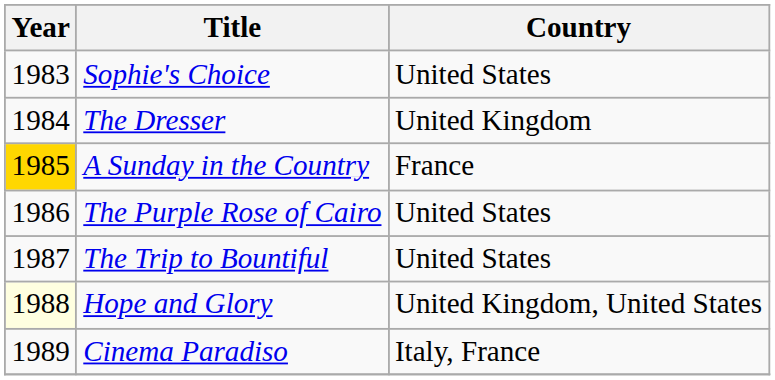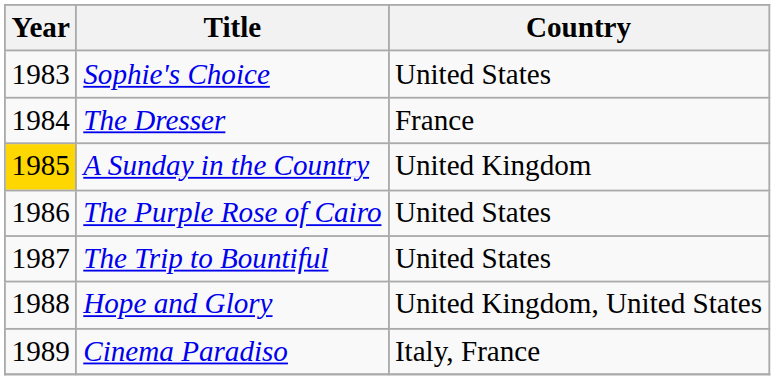(493, 119) United Kingdom -> (435, 119) France
(435, 166) France -> (493, 166) United Kingdom
(41, 304) lightyellow background -> (41, 304) no background
